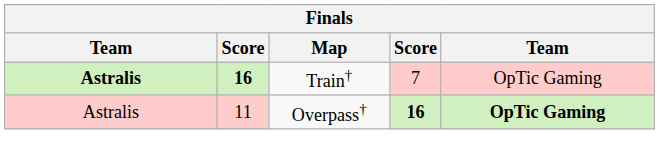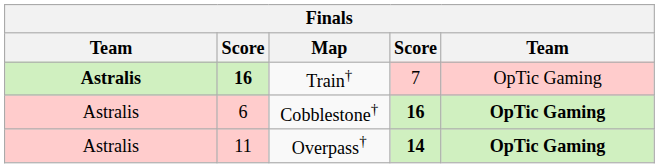+ row: (329, 112)
(416, 112) 16 -> (416, 145) 14
